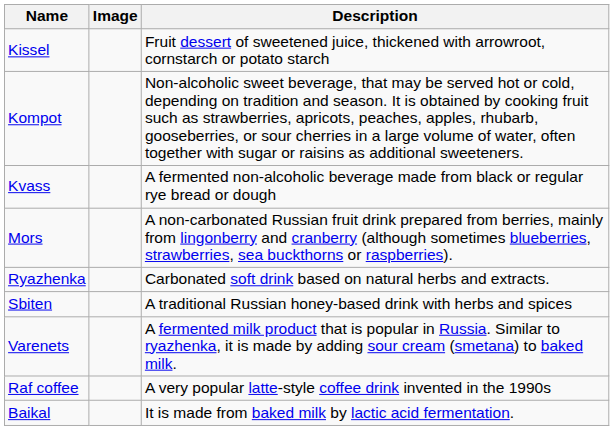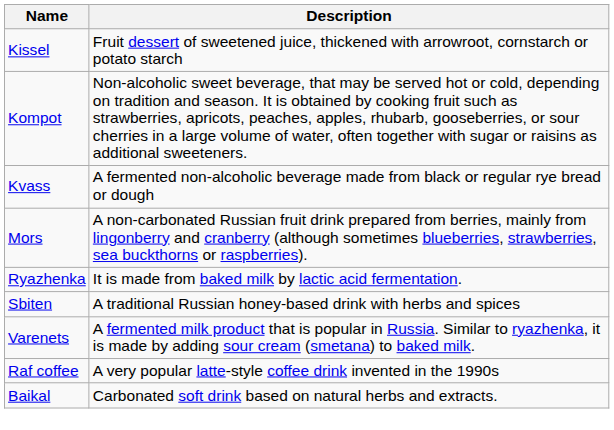- column: (115, 16)
(347, 279) Carbonated soft drink based on natural herbs and extracts. -> (277, 279) It is made from baked milk by lactic acid fermentation.
(329, 412) It is made from baked milk by lactic acid fermentation. -> (295, 395) Carbonated soft drink based on natural herbs and extracts.
